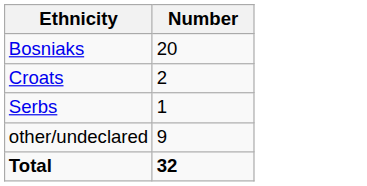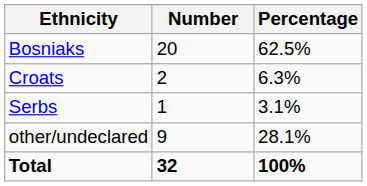+ column: (308, 19)
